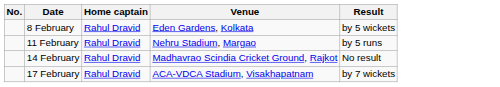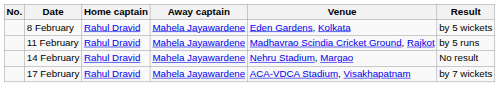+ column: (199, 12)
(204, 43) Nehru Stadium, Margao -> (342, 43) Madhavrao Scindia Cricket Ground, Rajkot
(245, 58) Madhavrao Scindia Cricket Ground, Rajkot -> (301, 58) Nehru Stadium, Margao
